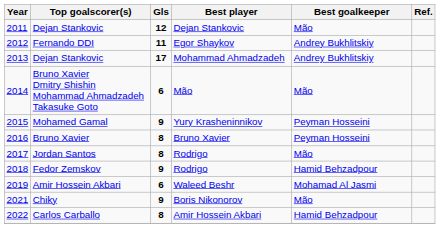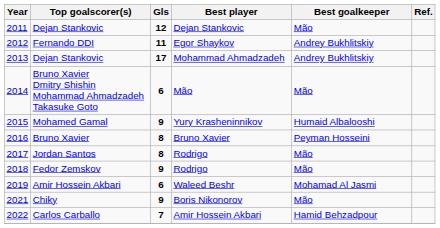(332, 122) Peyman Hosseini -> (334, 122) Humaid Albalooshi
(336, 169) Hamid Behzadpour -> (303, 169) Mão
(161, 215) 8 -> (161, 215) 7
